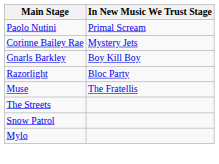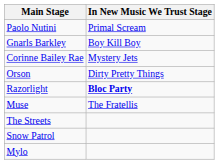rows swapped: (45, 43) <-> (36, 58)
+ row: (18, 74)
(109, 74) normal -> (110, 89) bold
